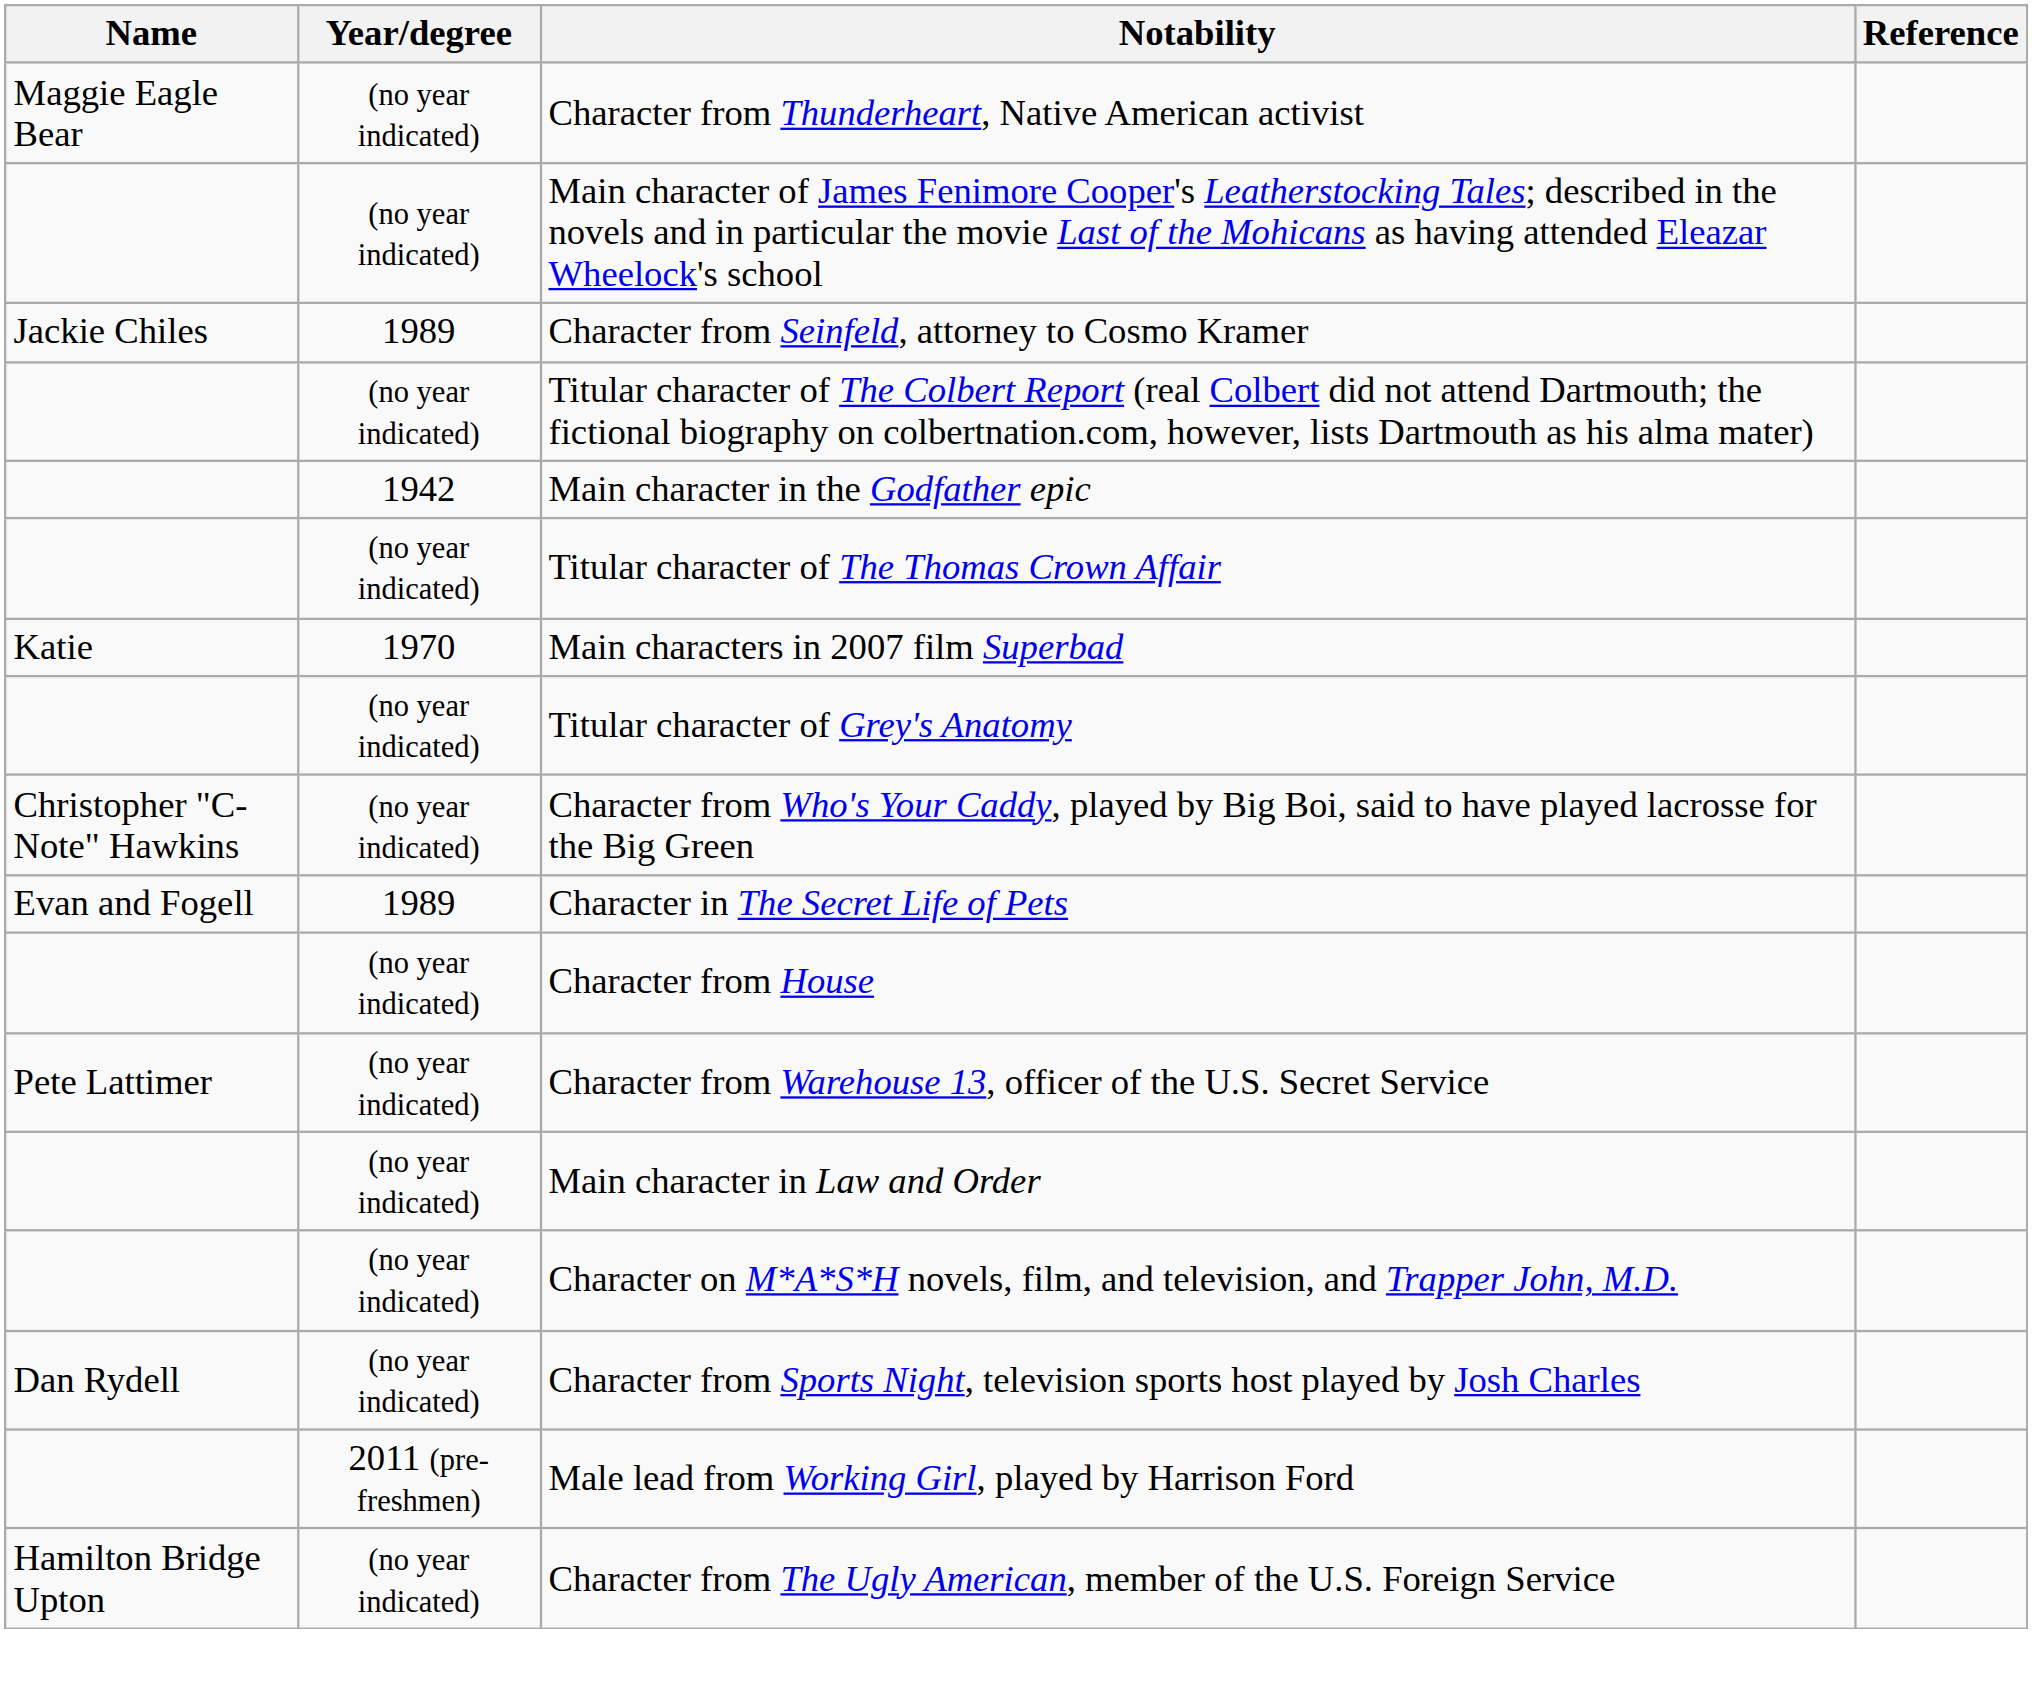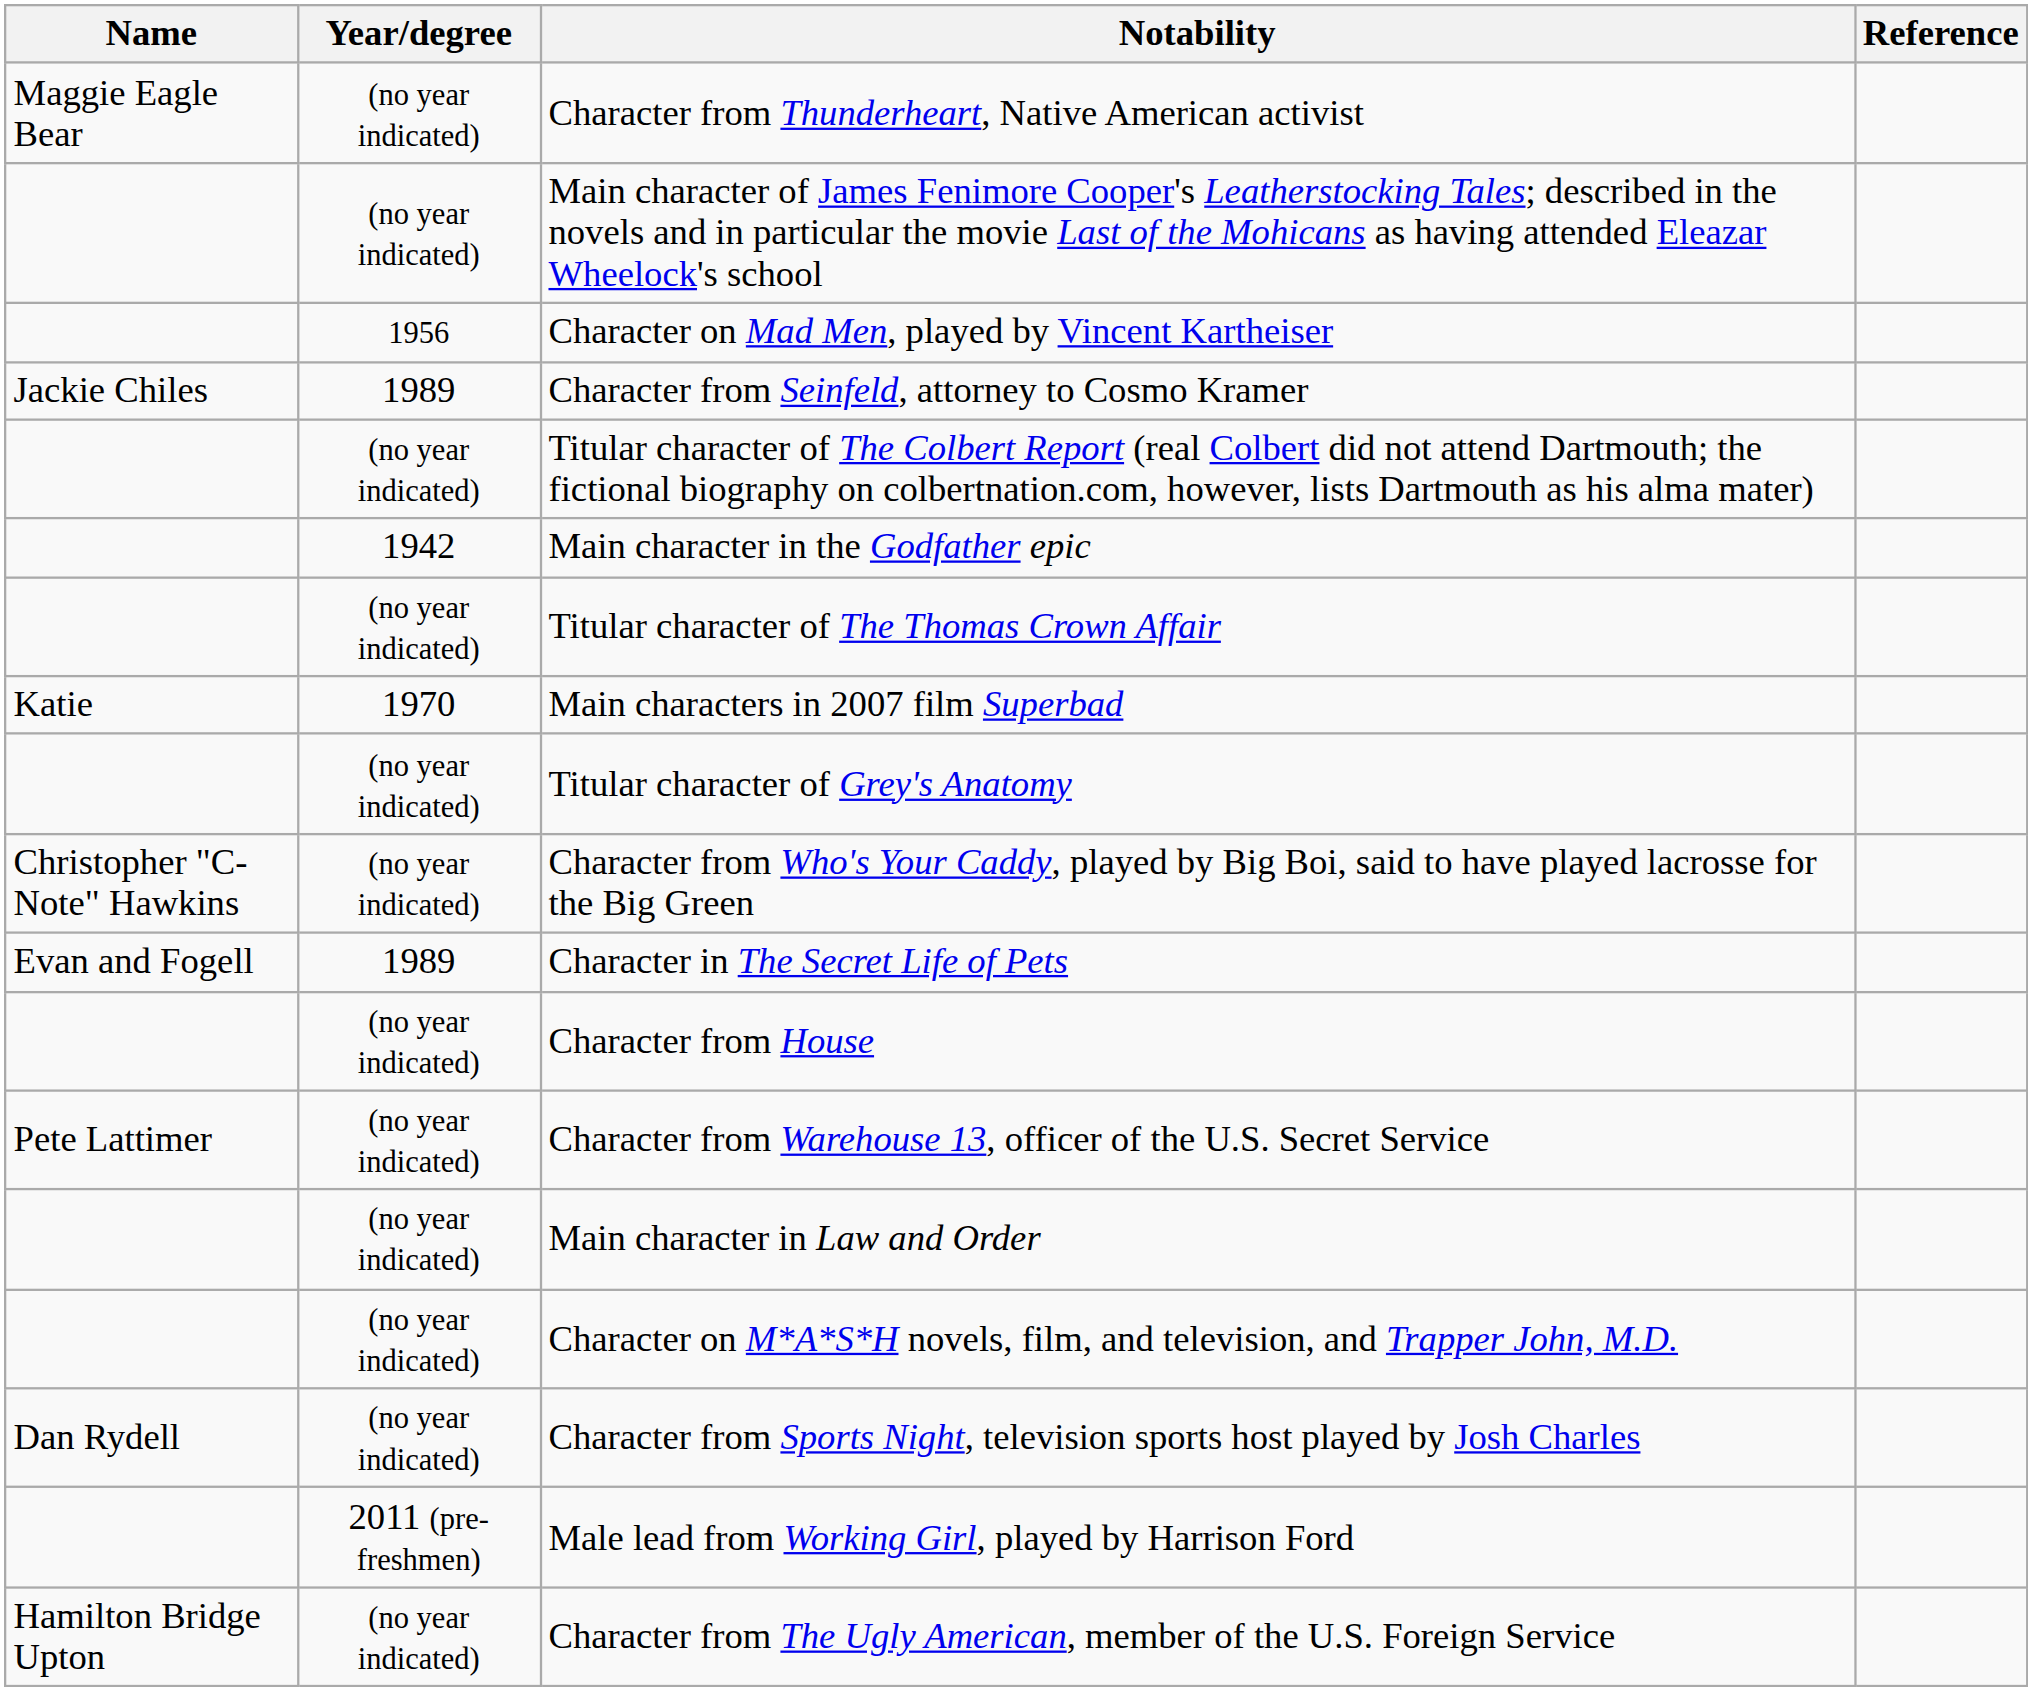+ row: (941, 331)
